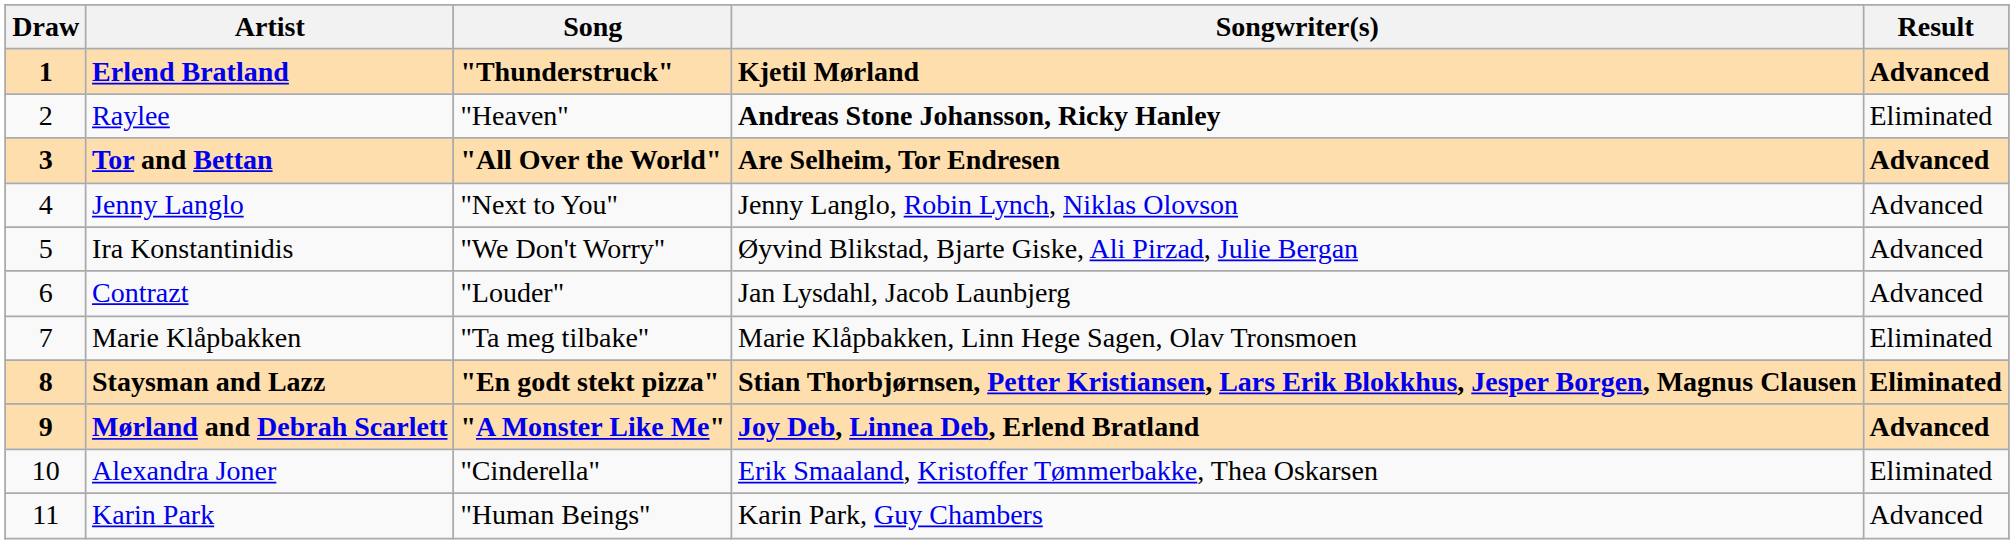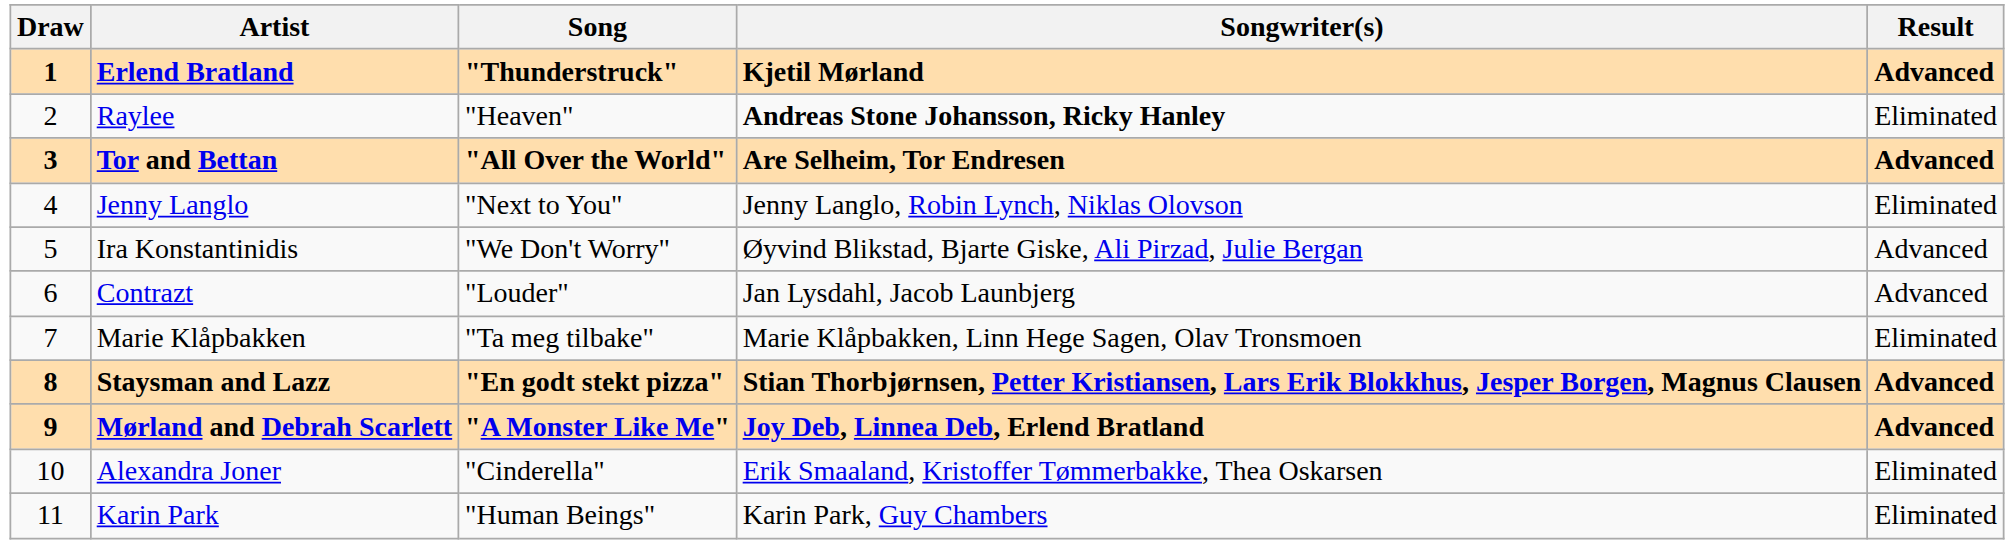(1926, 204) Advanced -> (1936, 204) Eliminated
(1936, 381) Eliminated -> (1934, 381) Advanced
(1926, 515) Advanced -> (1936, 515) Eliminated
